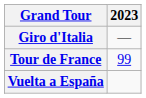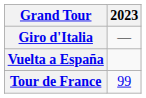rows swapped: (56, 59) <-> (56, 81)
